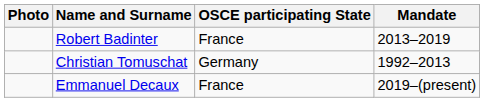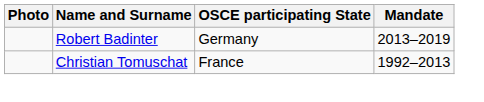(221, 39) France -> (228, 39) Germany
(228, 62) Germany -> (221, 62) France
- row: (117, 85)
